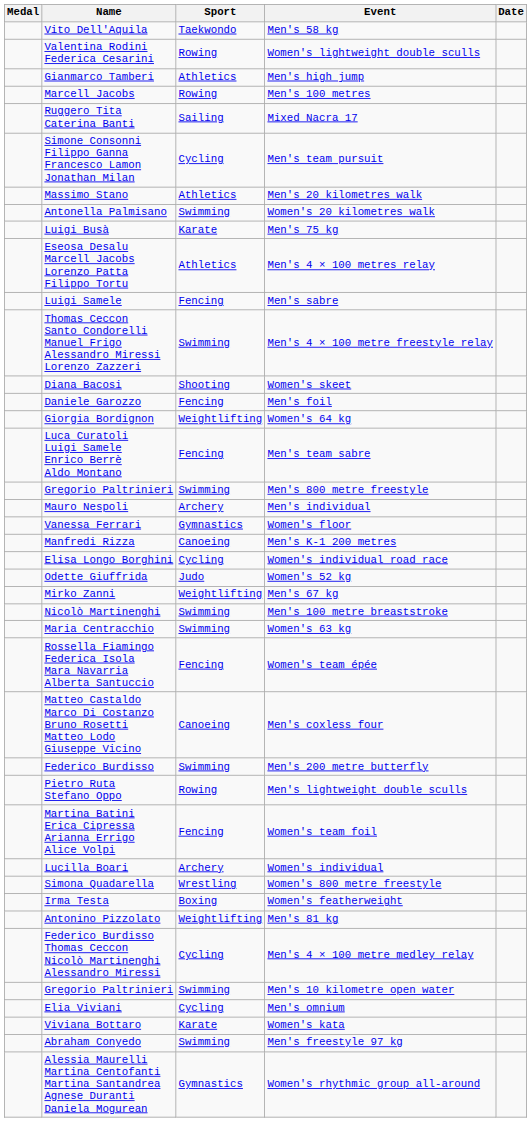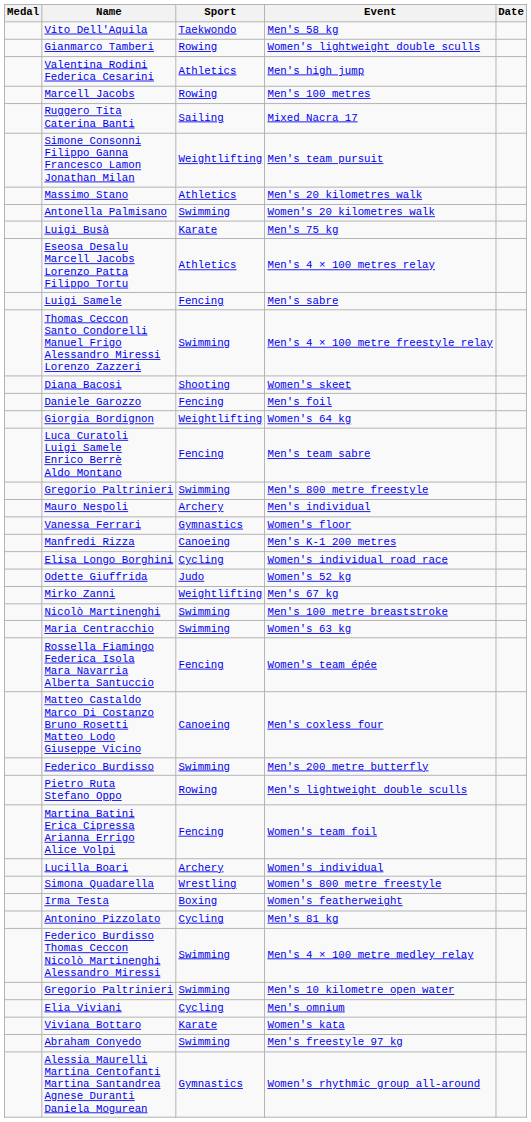(99, 54) Valentina Rodini Federica Cesarini -> (99, 48) Gianmarco Tamberi
(99, 78) Gianmarco Tamberi -> (99, 72) Valentina Rodini Federica Cesarini
(201, 160) Cycling -> (220, 160) Weightlifting
(220, 920) Weightlifting -> (201, 920) Cycling
(201, 955) Cycling -> (204, 955) Swimming
